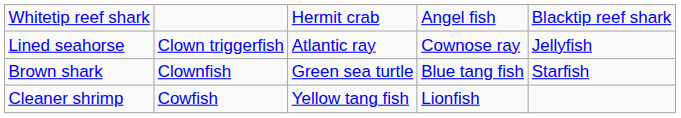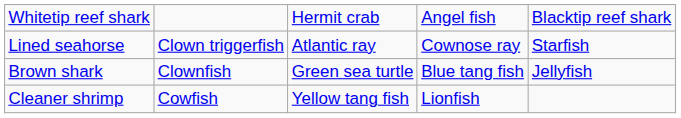(562, 44) Jellyfish -> (561, 44) Starfish
(561, 71) Starfish -> (562, 71) Jellyfish
